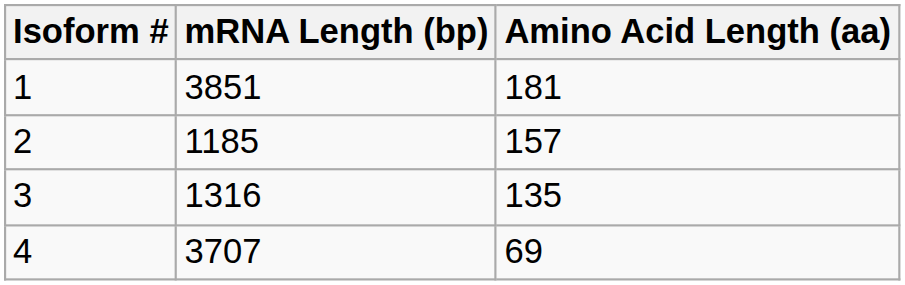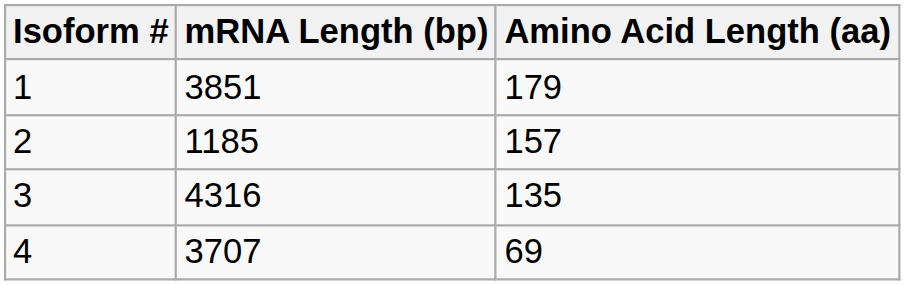(533, 86) 181 -> (533, 86) 179
(223, 196) 1316 -> (223, 196) 4316
